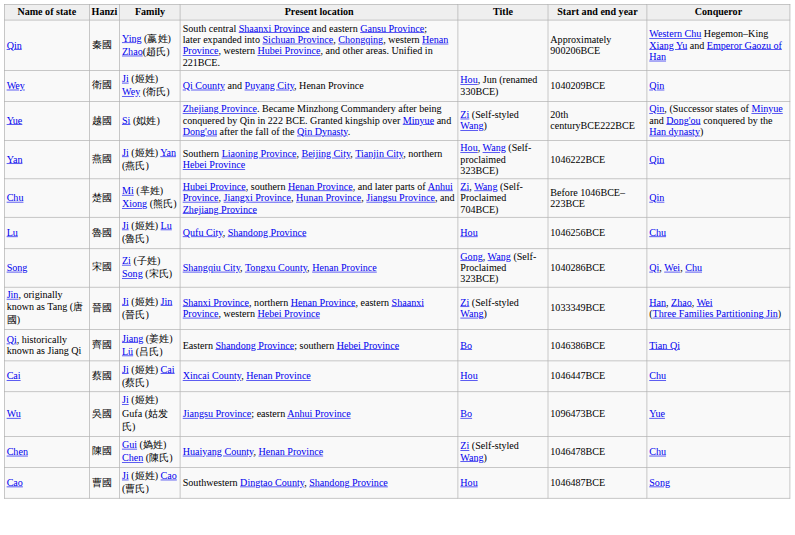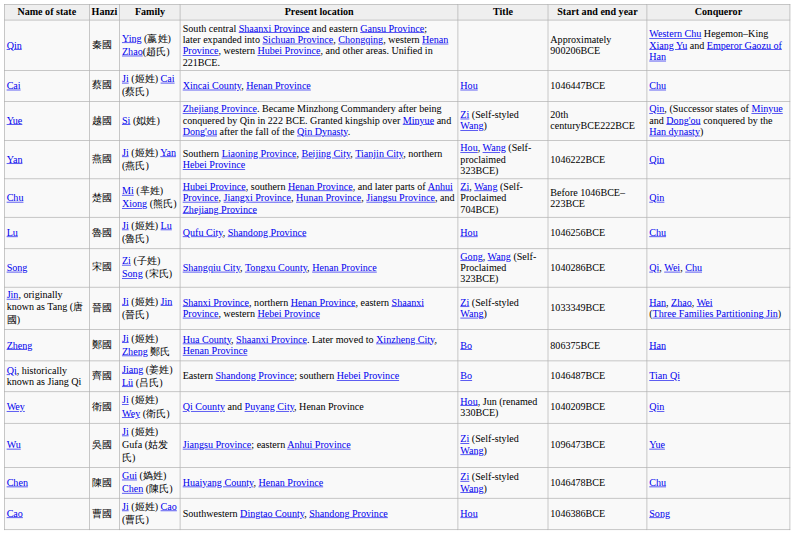rows swapped: (16, 86) <-> (14, 376)
+ row: (20, 345)
(578, 345) 1046386BCE -> (578, 376) 1046487BCE
(466, 414) Bo -> (490, 445) Zi (Self-styled Wang)
(578, 483) 1046487BCE -> (578, 514) 1046386BCE
